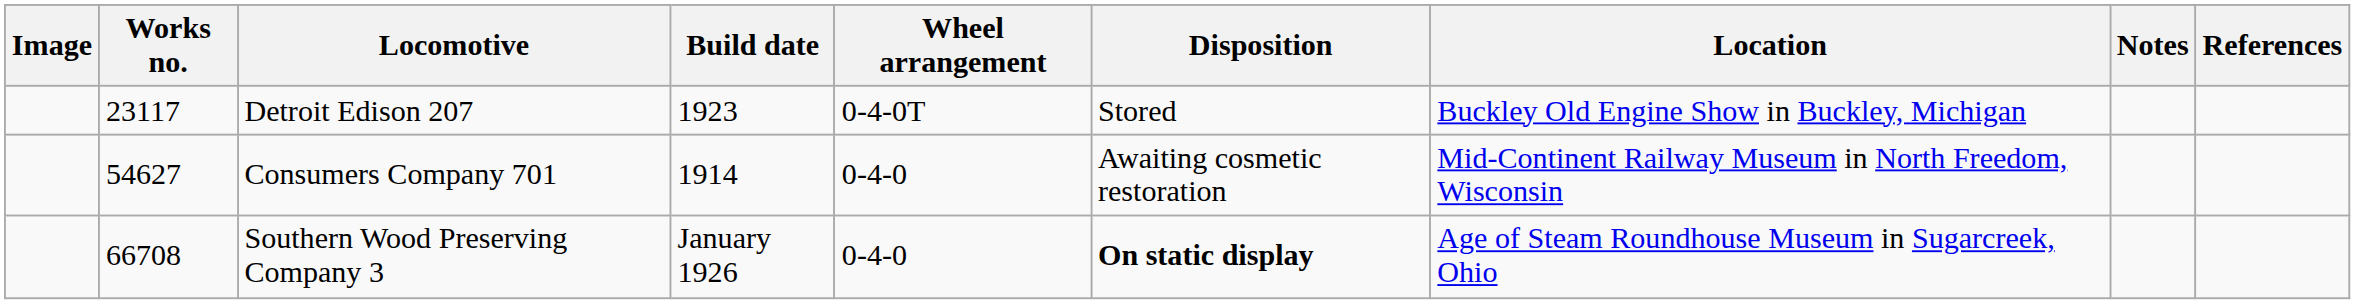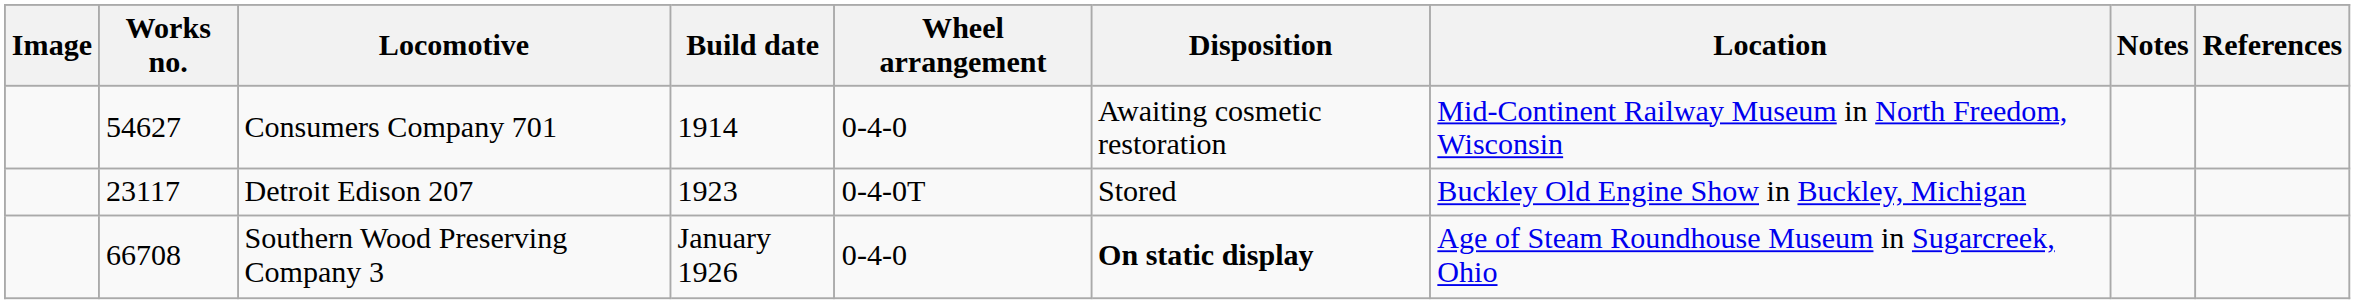rows swapped: (359, 109) <-> (401, 174)
